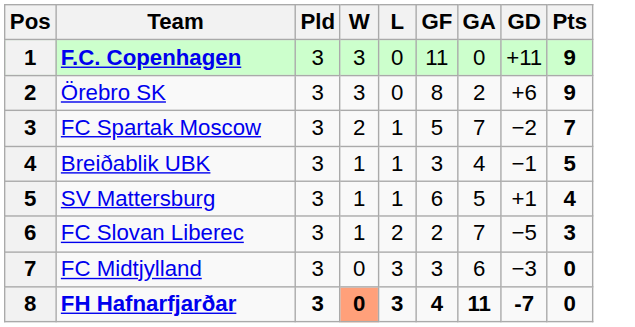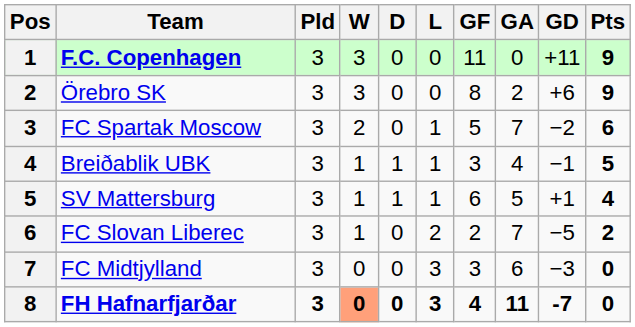+ column: (397, 22)
(570, 127) 7 -> (608, 127) 6
(570, 233) 3 -> (608, 233) 2
